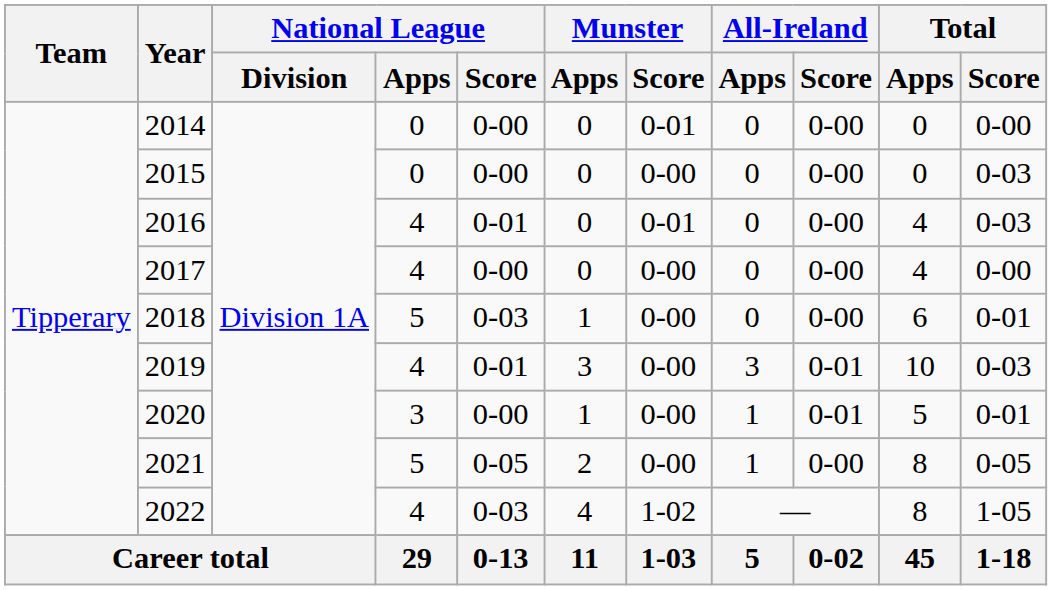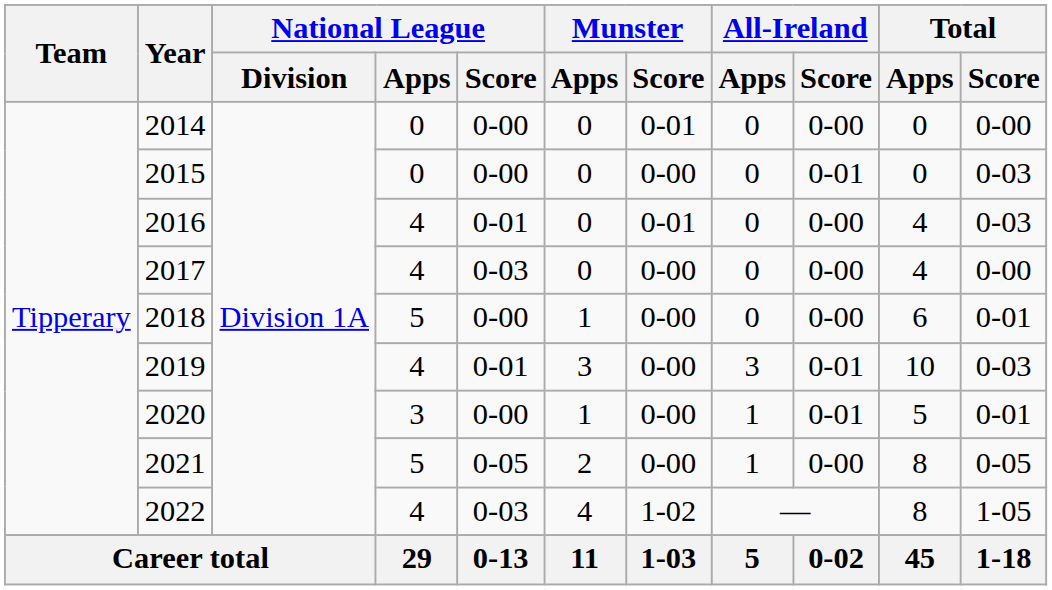(836, 173) 0-00 -> (836, 173) 0-01
(501, 269) 0-00 -> (501, 269) 0-03
(501, 317) 0-03 -> (501, 317) 0-00
